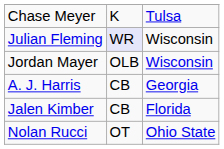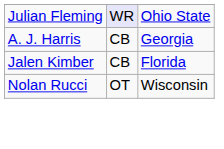- row: (52, 16)
(179, 39) Wisconsin -> (176, 16) Ohio State
- row: (53, 62)
(181, 132) Ohio State -> (174, 86) Wisconsin
